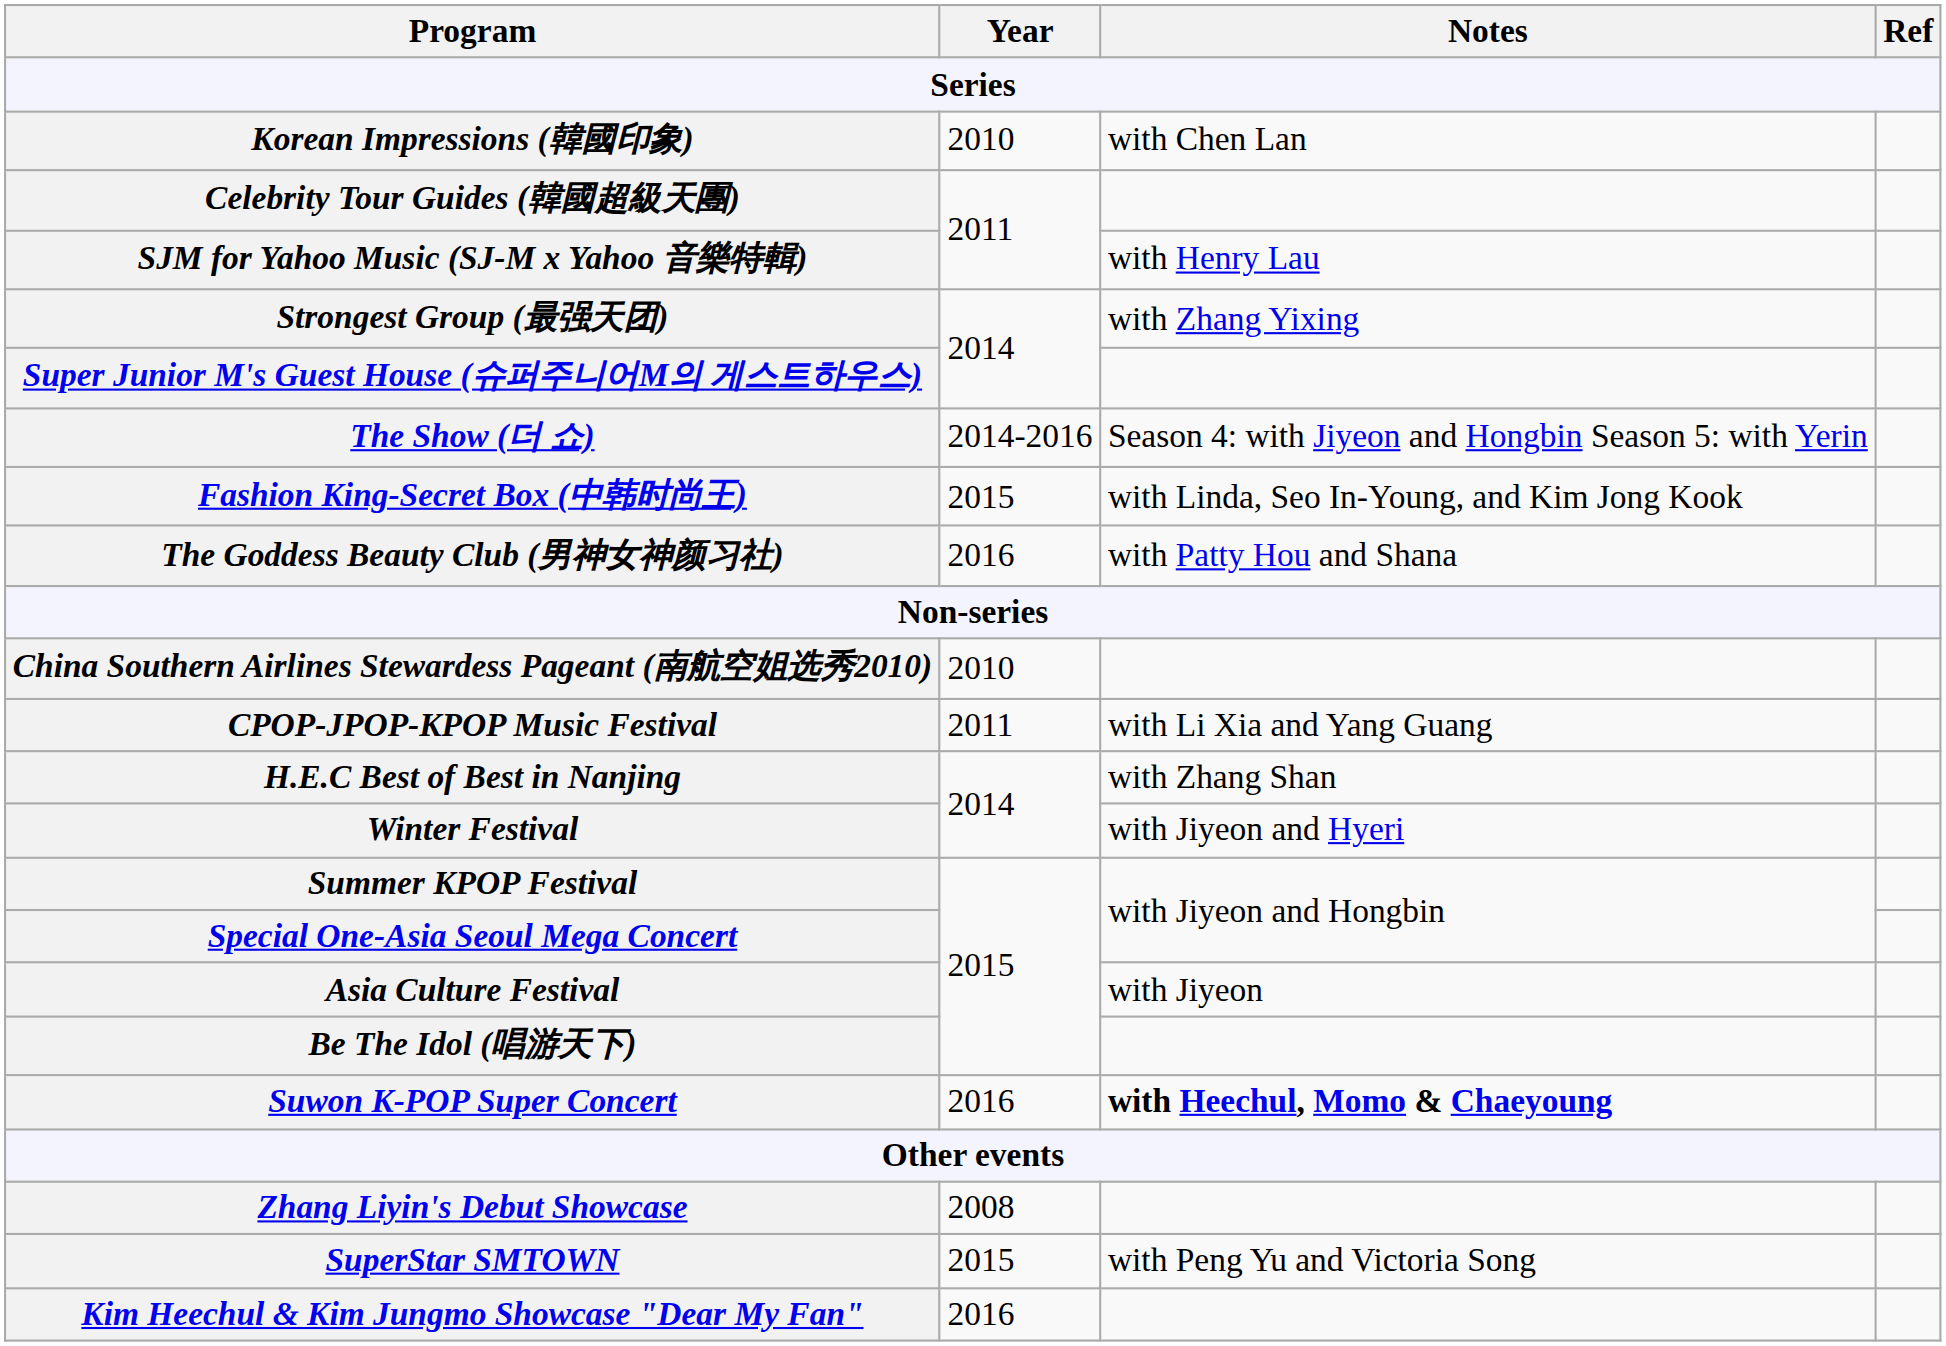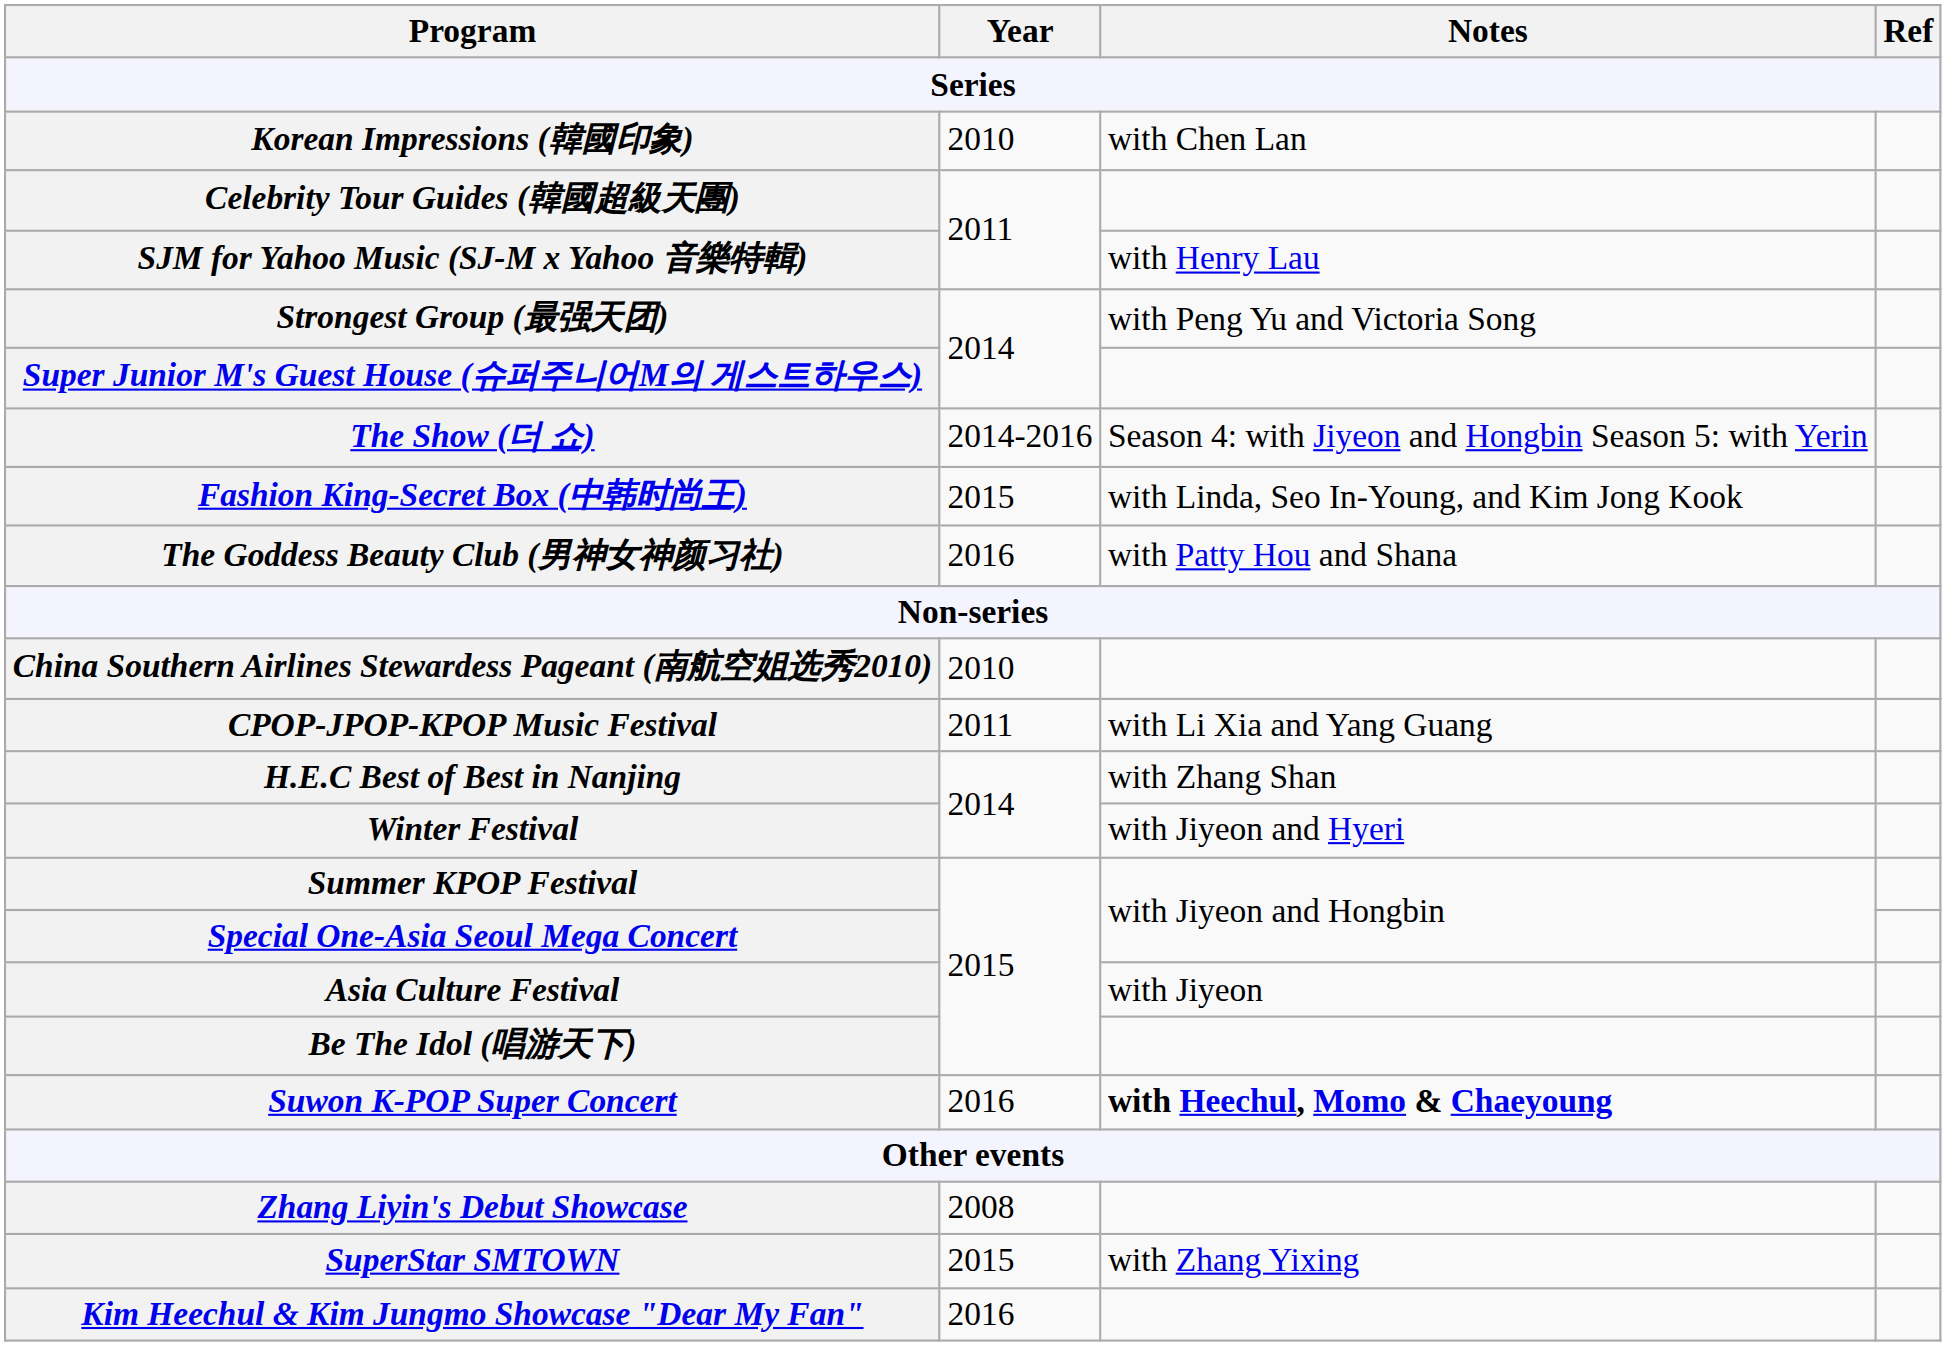(1234, 318) with Zhang Yixing -> (1322, 318) with Peng Yu and Victoria Song
(1322, 1260) with Peng Yu and Victoria Song -> (1234, 1260) with Zhang Yixing
